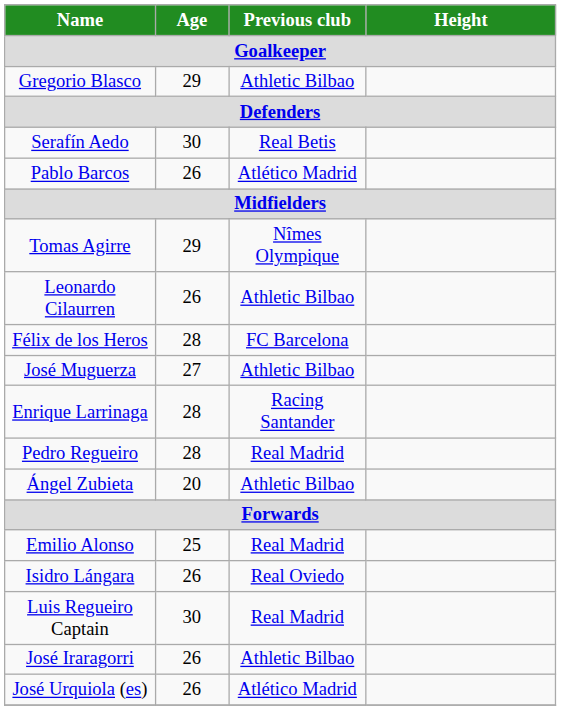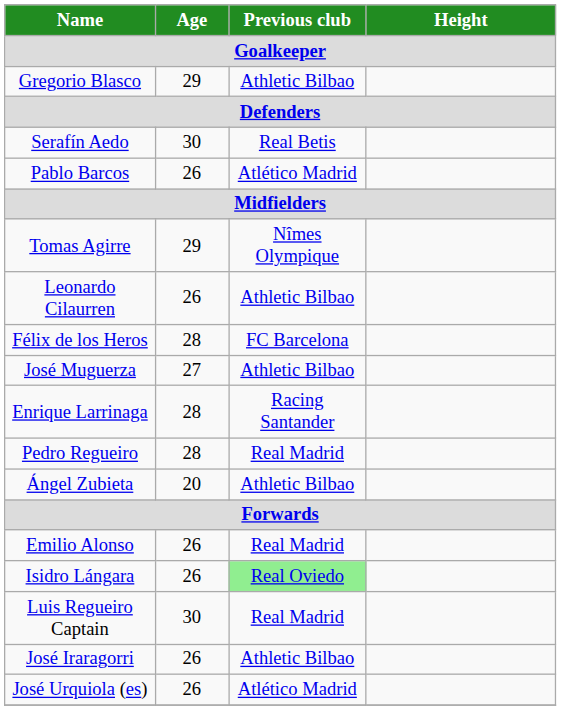(192, 545) 25 -> (192, 545) 26
(297, 576) no background -> (297, 576) lightgreen background
